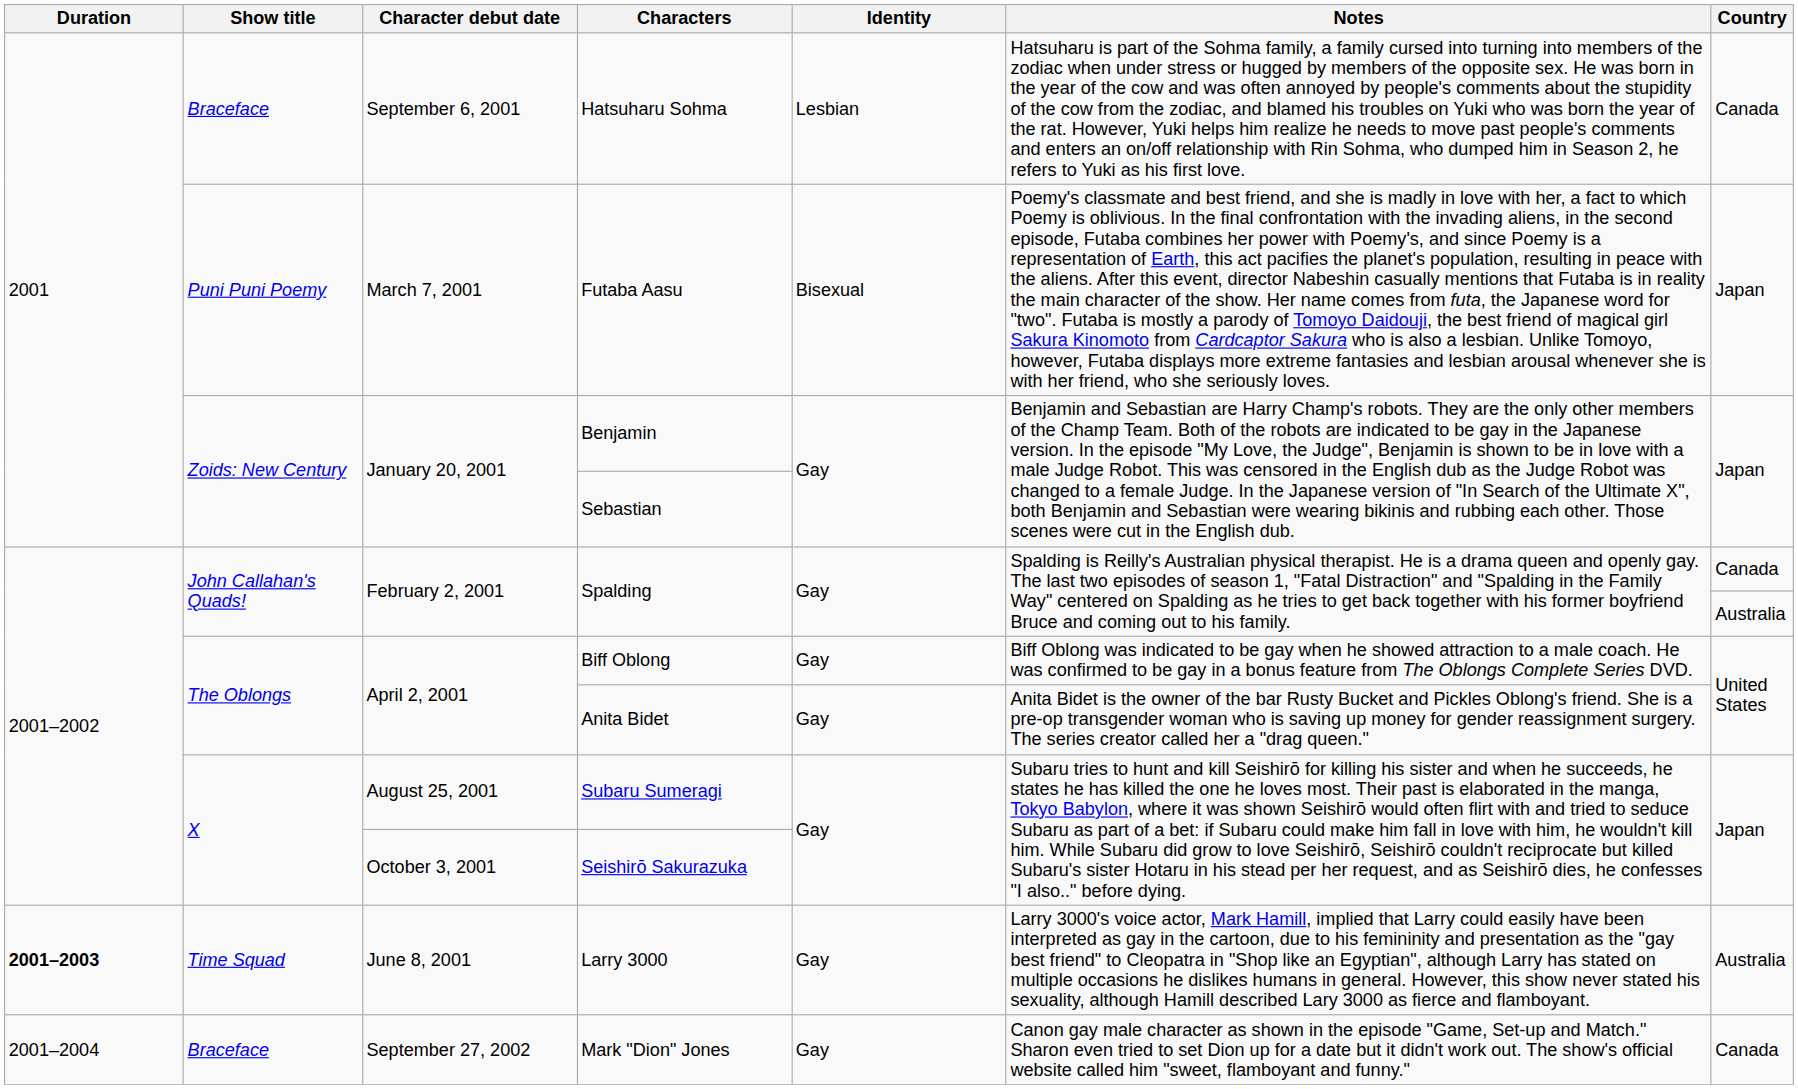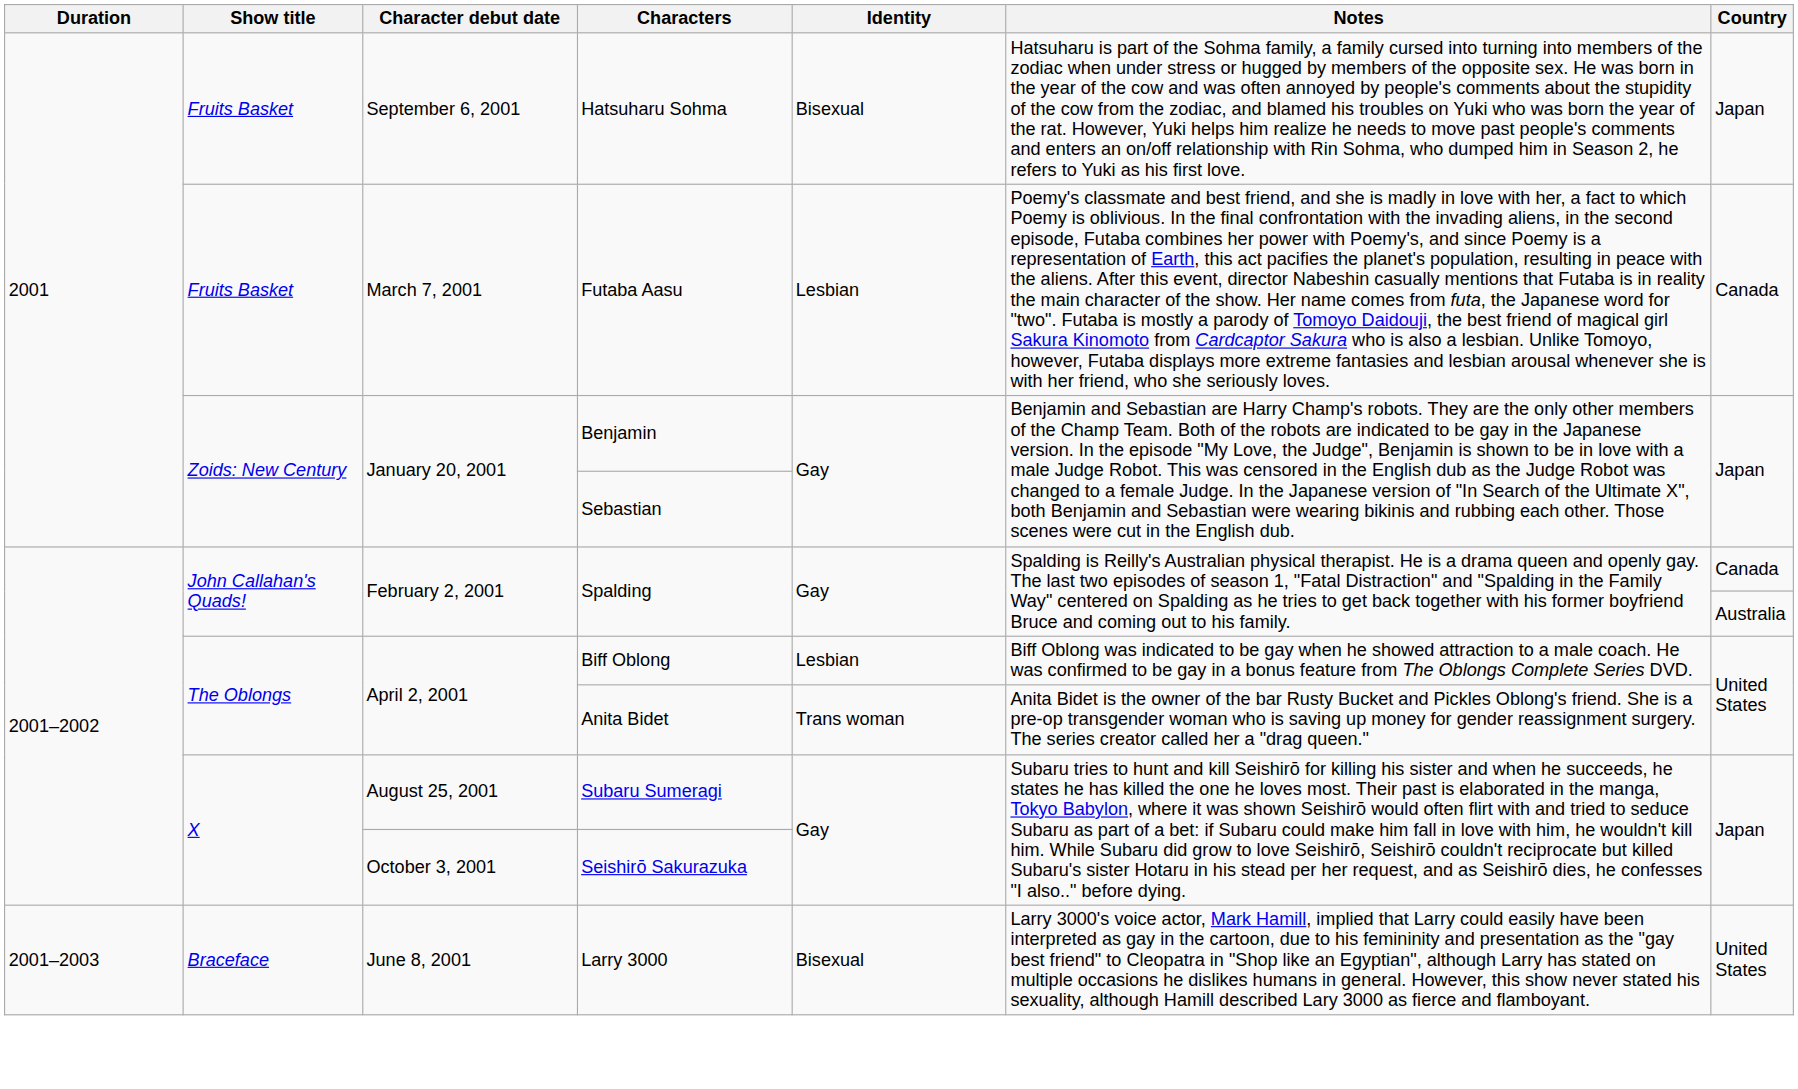(228, 108) Braceface -> (240, 108) Fruits Basket
(827, 108) Lesbian -> (830, 108) Bisexual
(1747, 108) Canada -> (1740, 108) Japan
(257, 289) Puni Puni Poemy -> (240, 289) Fruits Basket
(830, 289) Bisexual -> (827, 289) Lesbian
(1740, 289) Japan -> (1747, 289) Canada
(812, 660) Gay -> (827, 660) Lesbian
(812, 719) Gay -> (850, 719) Trans woman
(54, 960) bold -> (54, 960) normal
(236, 960) Time Squad -> (228, 960) Braceface
(812, 960) Gay -> (830, 960) Bisexual
(1750, 960) Australia -> (1741, 960) United States
- row: (448, 1049)
